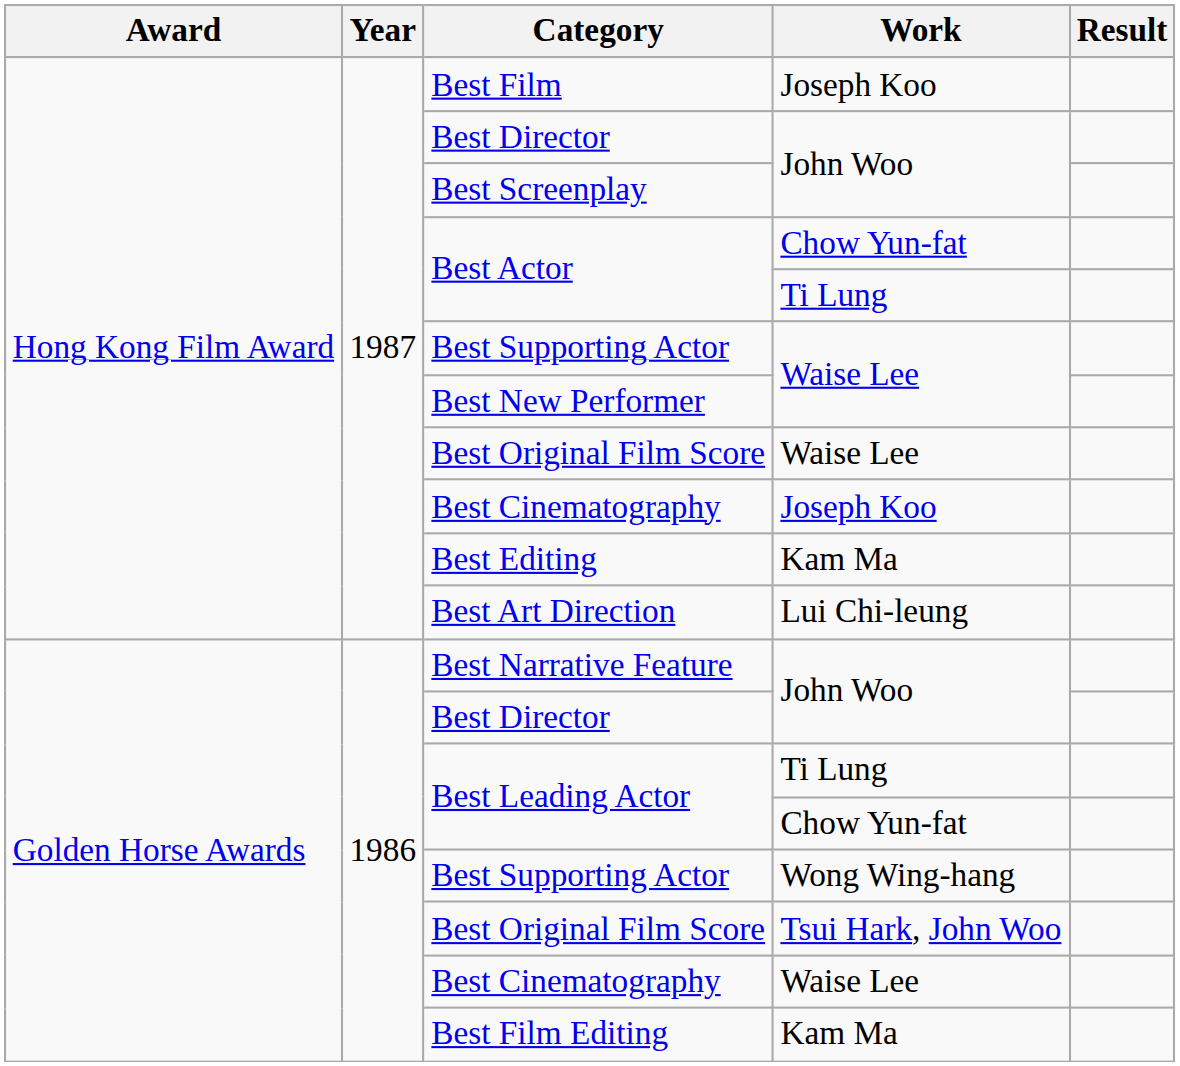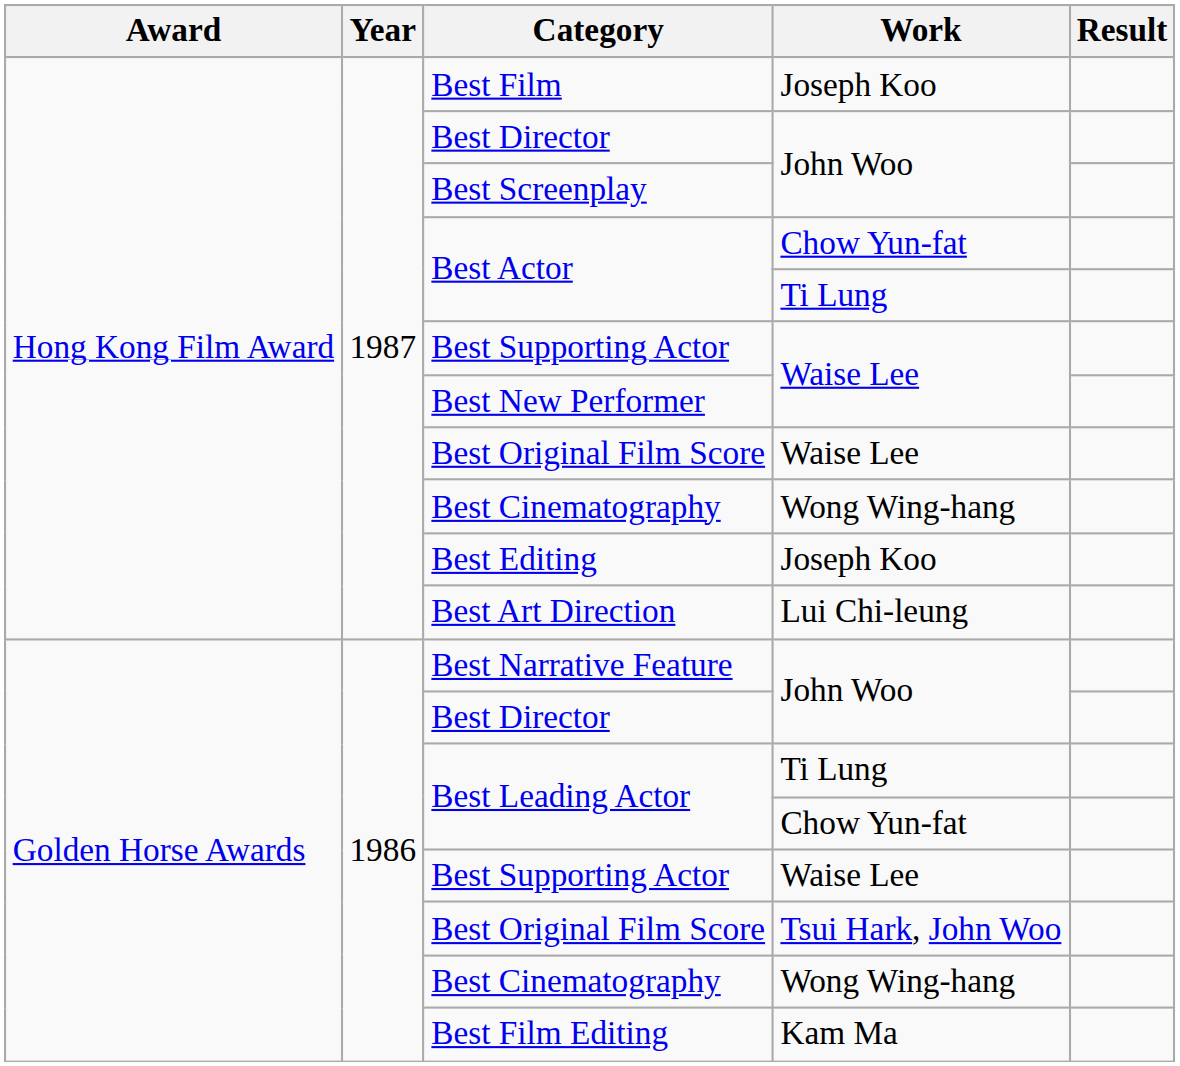(859, 505) Joseph Koo -> (898, 505) Wong Wing-hang
(839, 558) Kam Ma -> (859, 558) Joseph Koo
(898, 875) Wong Wing-hang -> (850, 875) Waise Lee
(850, 980) Waise Lee -> (898, 980) Wong Wing-hang
